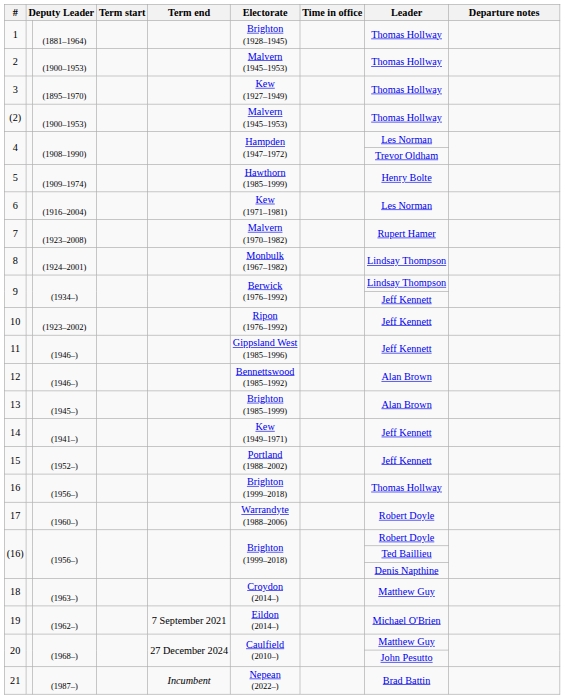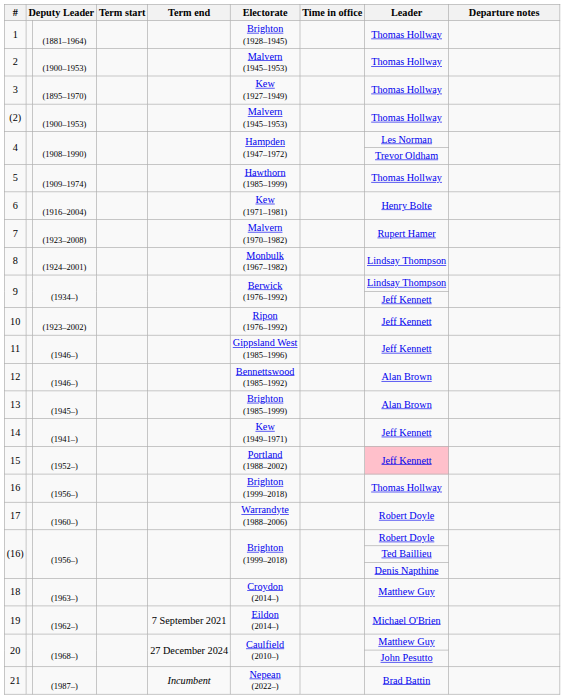(407, 178) Henry Bolte -> (407, 178) Thomas Hollway
(407, 205) Les Norman -> (407, 205) Henry Bolte
(407, 460) no background -> (407, 460) pink background
